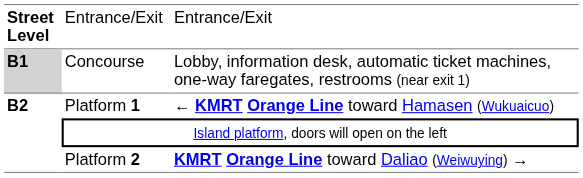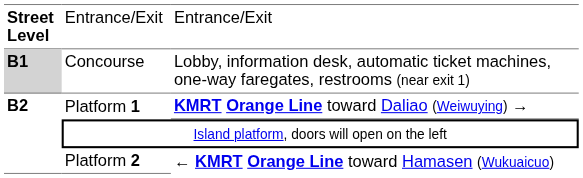(364, 105) ← KMRT Orange Line toward Hamasen (Wukuaicuo) -> (351, 105) KMRT Orange Line toward Daliao (Weiwuying) →
(351, 159) KMRT Orange Line toward Daliao (Weiwuying) → -> (364, 161) ← KMRT Orange Line toward Hamasen (Wukuaicuo)
